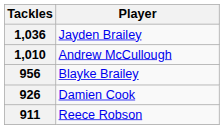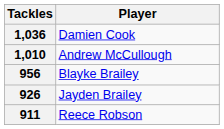(100, 34) Jayden Brailey -> (97, 34) Damien Cook
(97, 94) Damien Cook -> (100, 94) Jayden Brailey
